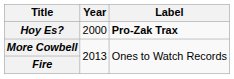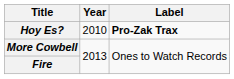(95, 30) 2000 -> (95, 30) 2010
